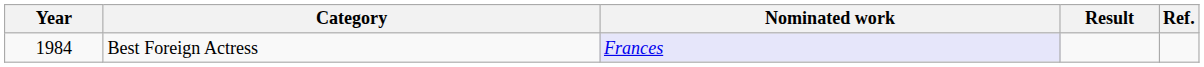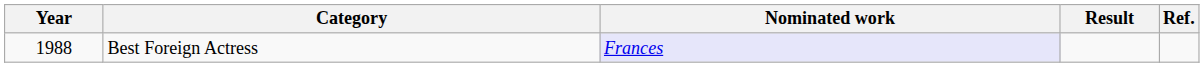(54, 47) 1984 -> (54, 47) 1988
